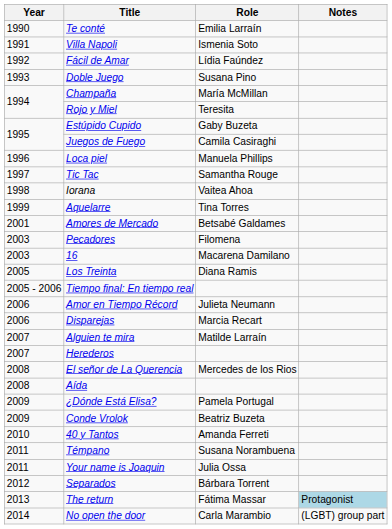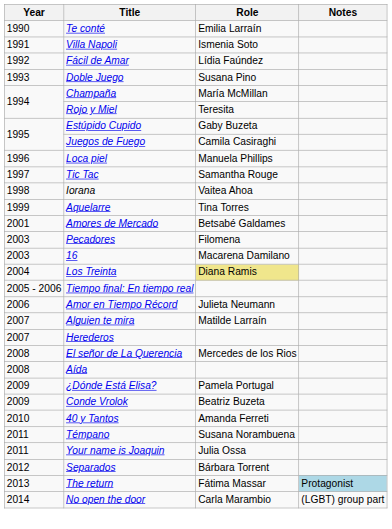(18, 272) 2005 -> (18, 272) 2004
(227, 272) no background -> (227, 272) khaki background
- row: (90, 321)
